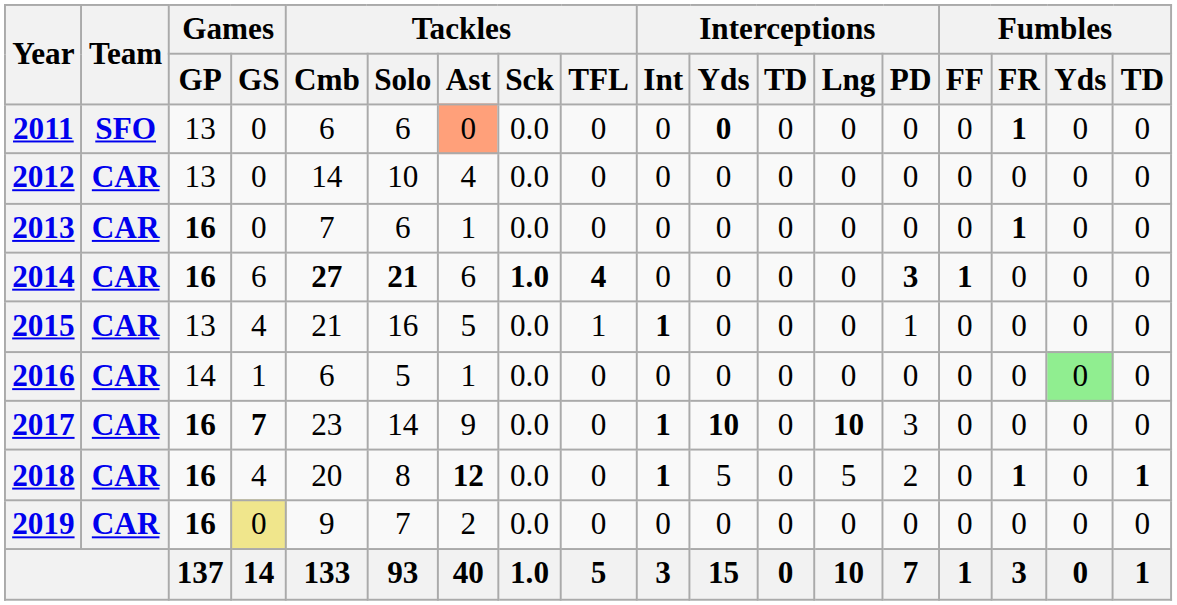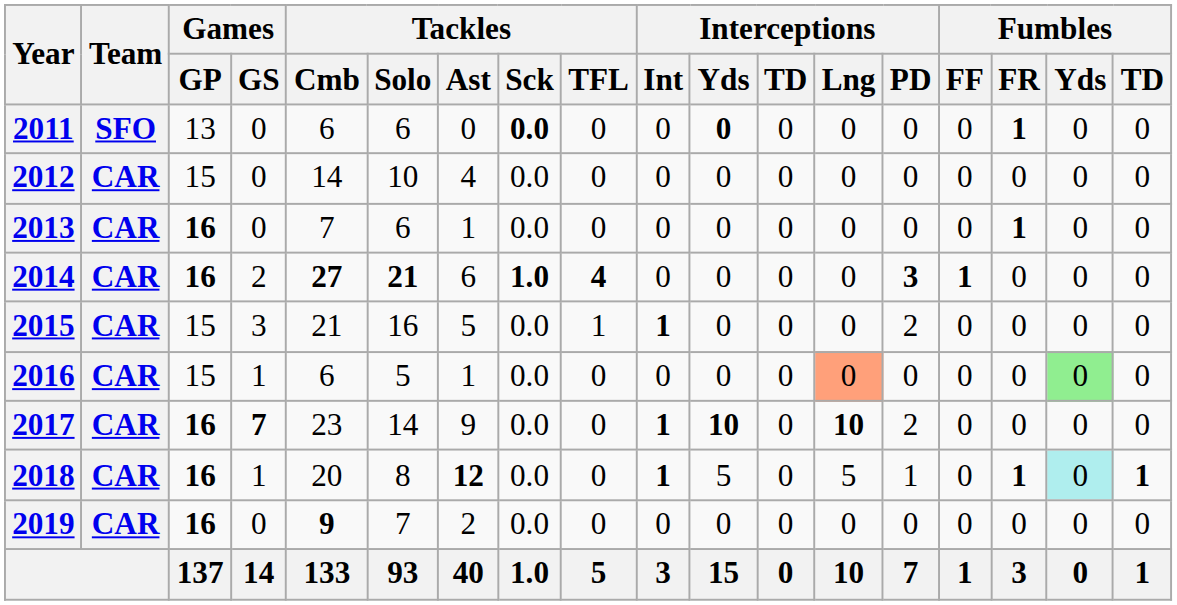(468, 128) lightsalmon background -> (468, 128) no background
(529, 128) normal -> (529, 128) bold
(200, 177) 13 -> (200, 177) 15
(259, 276) 6 -> (259, 276) 2
(200, 326) 13 -> (200, 326) 15
(259, 326) 4 -> (259, 326) 3
(911, 326) 1 -> (911, 326) 2
(200, 375) 14 -> (200, 375) 15
(849, 375) no background -> (849, 375) lightsalmon background
(911, 425) 3 -> (911, 425) 2
(259, 474) 4 -> (259, 474) 1
(911, 474) 2 -> (911, 474) 1
(1080, 474) no background -> (1080, 474) paleturquoise background
(259, 524) khaki background -> (259, 524) no background
(327, 524) normal -> (327, 524) bold
